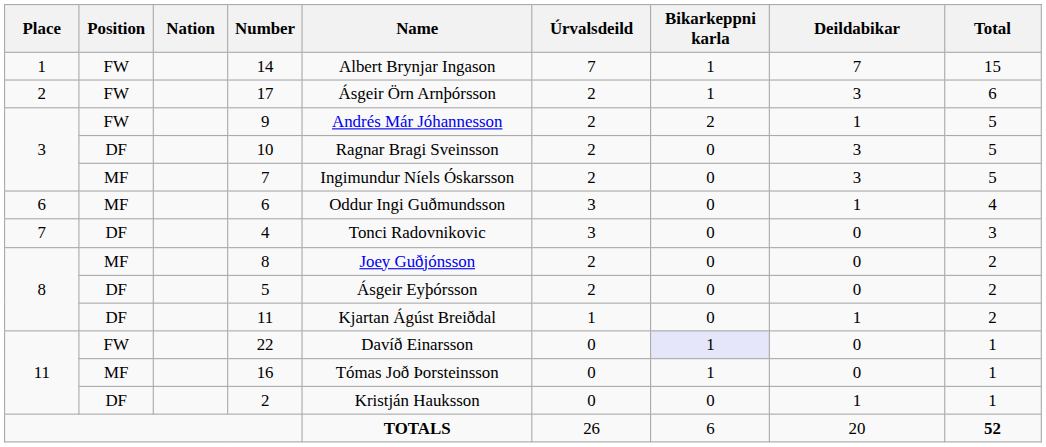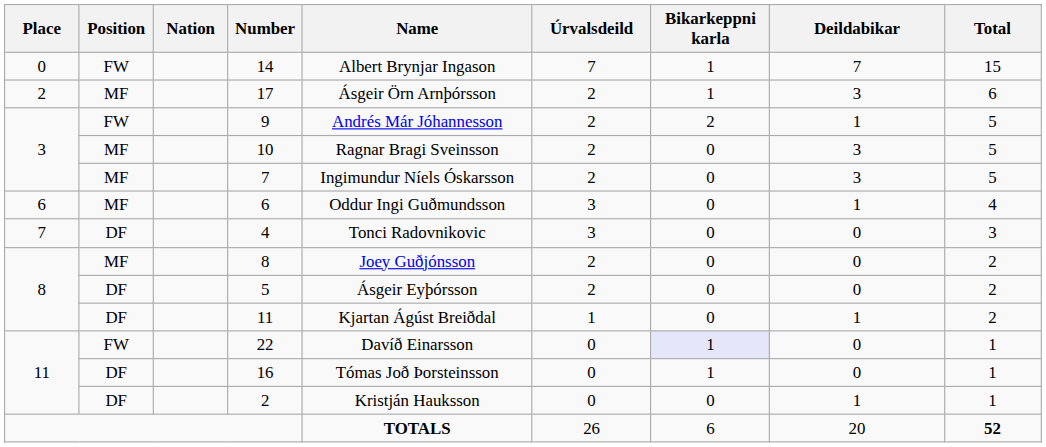(42, 66) 1 -> (42, 66) 0
(116, 94) FW -> (116, 94) MF
(116, 149) DF -> (116, 149) MF
(116, 372) MF -> (116, 372) DF
